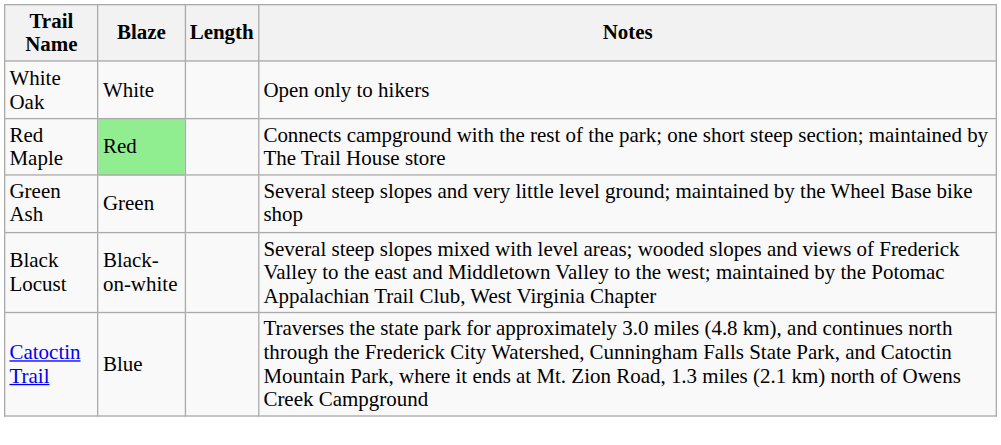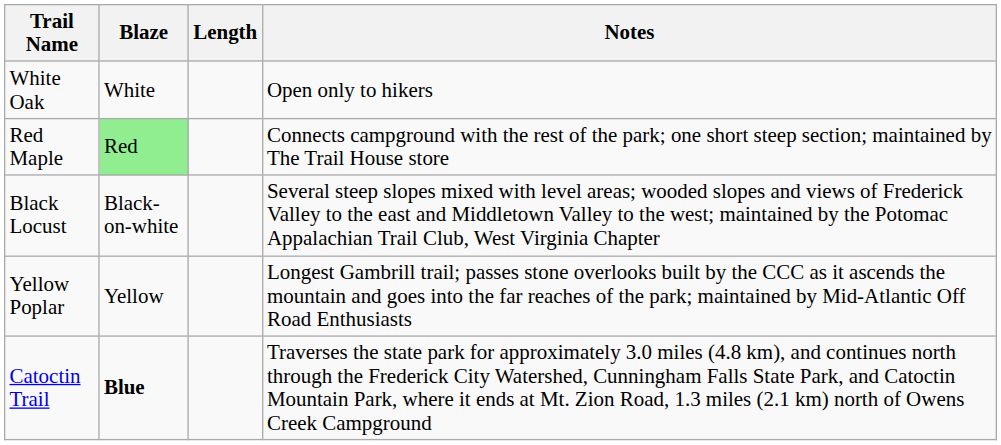- row: (35, 203)
+ row: (39, 295)
(123, 364) normal -> (124, 387) bold
